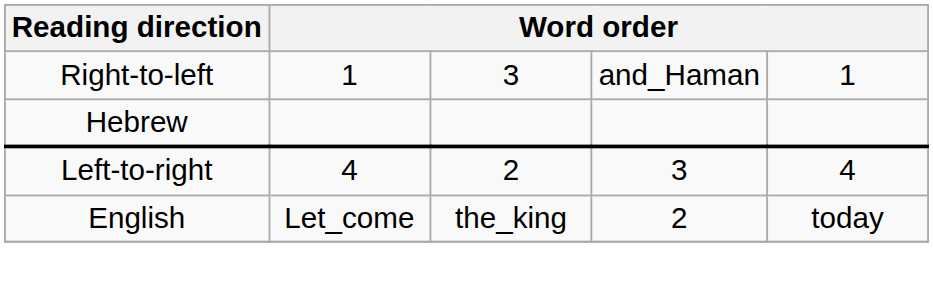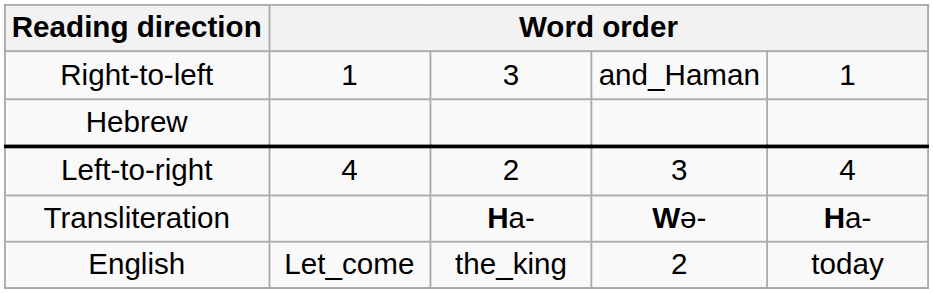+ row: (137, 217)
